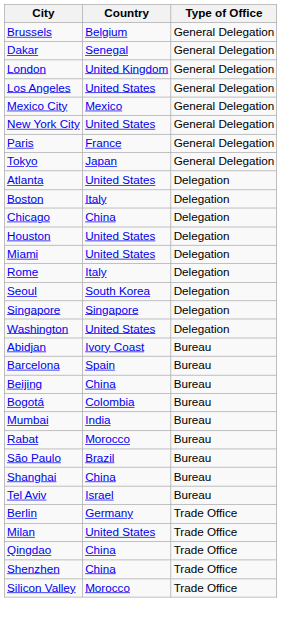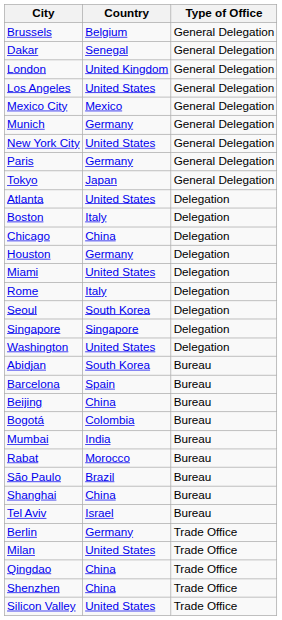+ row: (26, 124)
(103, 143) France -> (109, 161) Germany
(120, 236) United States -> (109, 254) Germany
(115, 347) Ivory Coast -> (118, 365) South Korea
(108, 587) Morocco -> (120, 606) United States
